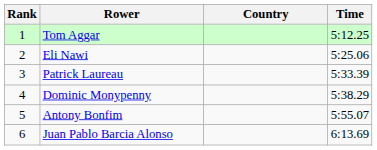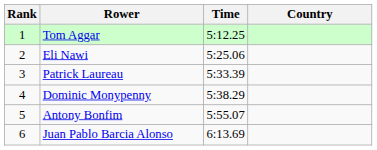columns swapped: (266, 14) <-> (350, 14)
